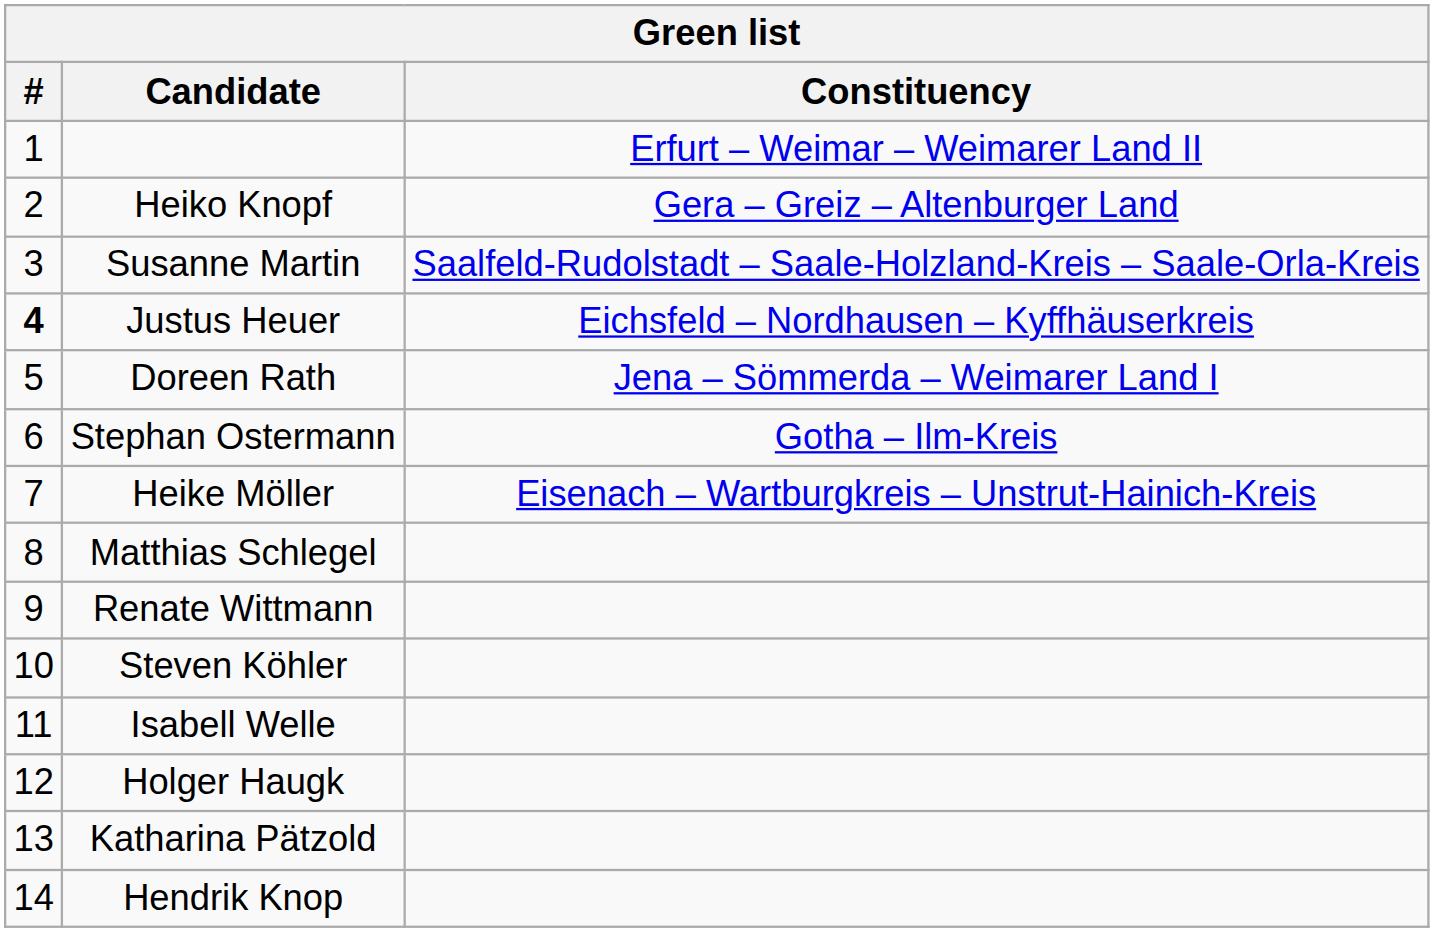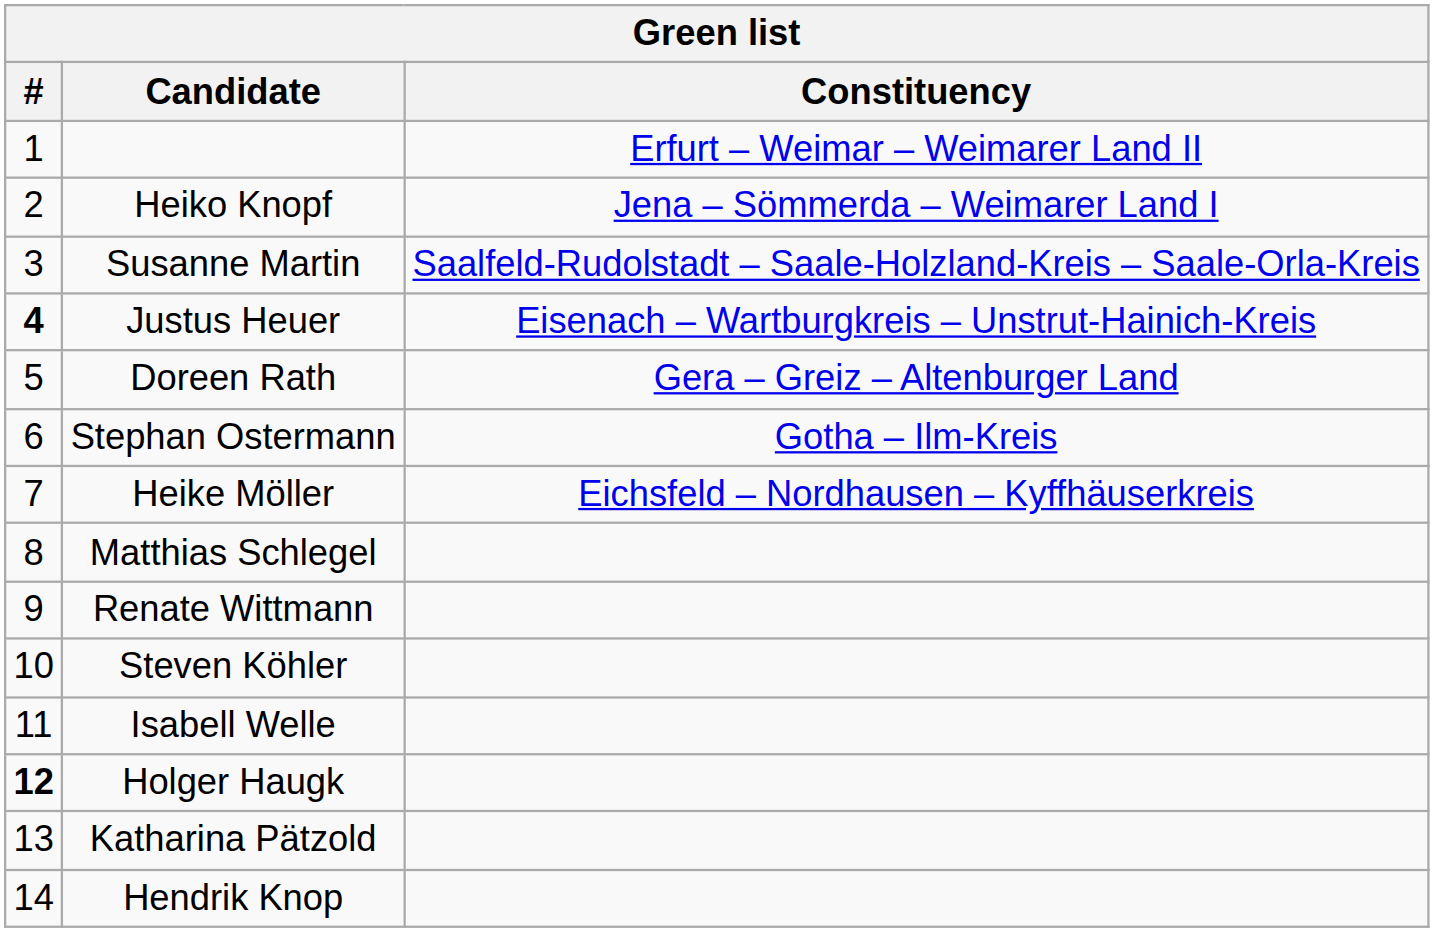(916, 206) Gera – Greiz – Altenburger Land -> (916, 206) Jena – Sömmerda – Weimarer Land I
(916, 321) Eichsfeld – Nordhausen – Kyffhäuserkreis -> (916, 321) Eisenach – Wartburgkreis – Unstrut-Hainich-Kreis
(916, 378) Jena – Sömmerda – Weimarer Land I -> (916, 378) Gera – Greiz – Altenburger Land
(916, 494) Eisenach – Wartburgkreis – Unstrut-Hainich-Kreis -> (916, 494) Eichsfeld – Nordhausen – Kyffhäuserkreis
(34, 782) normal -> (34, 782) bold
